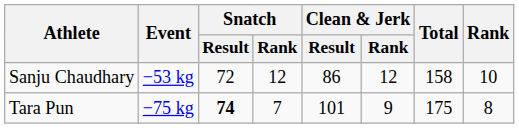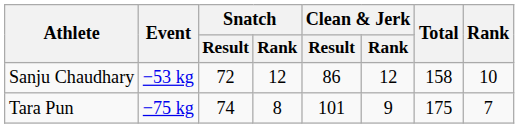(226, 108) bold -> (226, 108) normal
(277, 108) 7 -> (277, 108) 8
(488, 108) 8 -> (488, 108) 7
